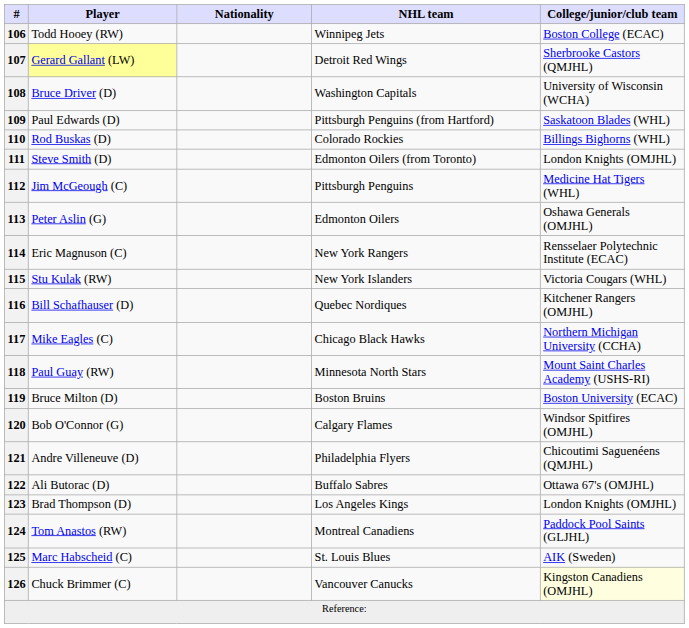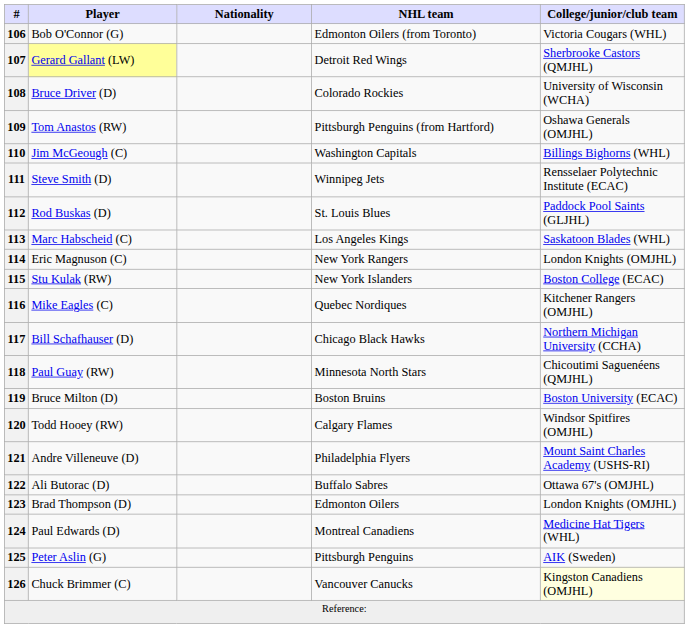(77, 33) Todd Hooey (RW) -> (77, 33) Bob O'Connor (G)
(349, 33) Winnipeg Jets -> (395, 33) Edmonton Oilers (from Toronto)
(603, 33) Boston College (ECAC) -> (605, 33) Victoria Cougars (WHL)
(366, 93) Washington Capitals -> (359, 93) Colorado Rockies
(76, 120) Paul Edwards (D) -> (79, 127) Tom Anastos (RW)
(607, 120) Saskatoon Blades (WHL) -> (586, 127) Oshawa Generals (OMJHL)
(71, 139) Rod Buskas (D) -> (79, 153) Jim McGeough (C)
(359, 139) Colorado Rockies -> (366, 153) Washington Capitals
(395, 159) Edmonton Oilers (from Toronto) -> (349, 180) Winnipeg Jets
(610, 159) London Knights (OMJHL) -> (601, 180) Rensselaer Polytechnic Institute (ECAC)
(79, 185) Jim McGeough (C) -> (71, 213) Rod Buskas (D)
(364, 185) Pittsburgh Penguins -> (352, 213) St. Louis Blues
(594, 185) Medicine Hat Tigers (WHL) -> (594, 213) Paddock Pool Saints (GLJHL)
(69, 219) Peter Aslin (G) -> (82, 239) Marc Habscheid (C)
(357, 219) Edmonton Oilers -> (361, 239) Los Angeles Kings
(586, 219) Oshawa Generals (OMJHL) -> (607, 239) Saskatoon Blades (WHL)
(601, 252) Rensselaer Polytechnic Institute (ECAC) -> (610, 259) London Knights (OMJHL)
(605, 278) Victoria Cougars (WHL) -> (603, 278) Boston College (ECAC)
(82, 305) Bill Schafhauser (D) -> (72, 305) Mike Eagles (C)
(72, 338) Mike Eagles (C) -> (82, 338) Bill Schafhauser (D)
(596, 372) Mount Saint Charles Academy (USHS-RI) -> (602, 372) Chicoutimi Saguenéens (QMJHL)
(77, 425) Bob O'Connor (G) -> (77, 425) Todd Hooey (RW)
(602, 458) Chicoutimi Saguenéens (QMJHL) -> (596, 458) Mount Saint Charles Academy (USHS-RI)
(361, 504) Los Angeles Kings -> (357, 504) Edmonton Oilers
(79, 531) Tom Anastos (RW) -> (76, 531) Paul Edwards (D)
(594, 531) Paddock Pool Saints (GLJHL) -> (594, 531) Medicine Hat Tigers (WHL)
(82, 557) Marc Habscheid (C) -> (69, 557) Peter Aslin (G)
(352, 557) St. Louis Blues -> (364, 557) Pittsburgh Penguins
